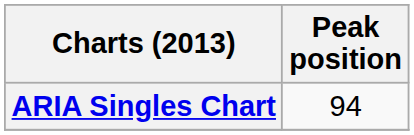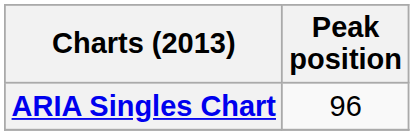(346, 105) 94 -> (346, 105) 96
